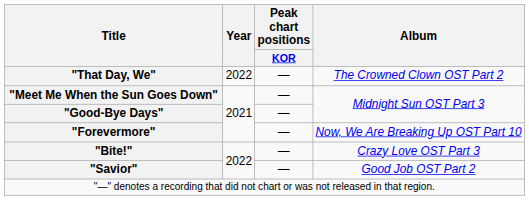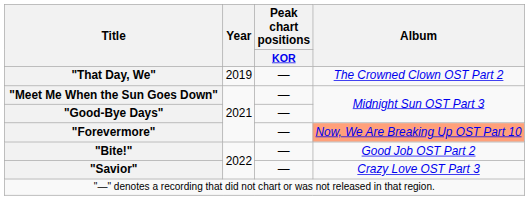(239, 76) 2022 -> (239, 76) 2019
(419, 132) no background -> (419, 132) lightsalmon background
(419, 151) Crazy Love OST Part 3 -> (419, 151) Good Job OST Part 2
(419, 170) Good Job OST Part 2 -> (419, 170) Crazy Love OST Part 3
